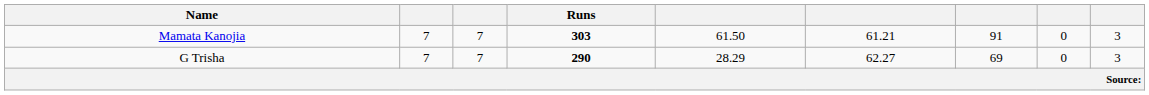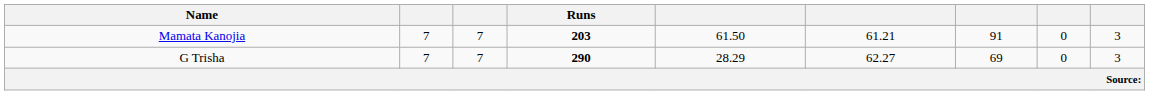(581, 36) 303 -> (581, 36) 203
